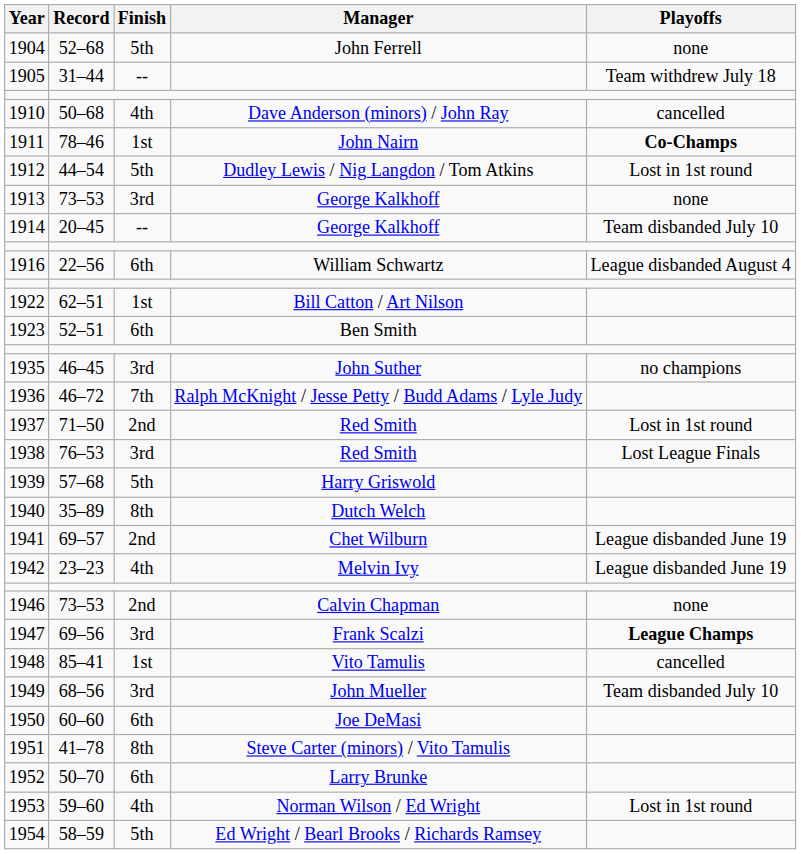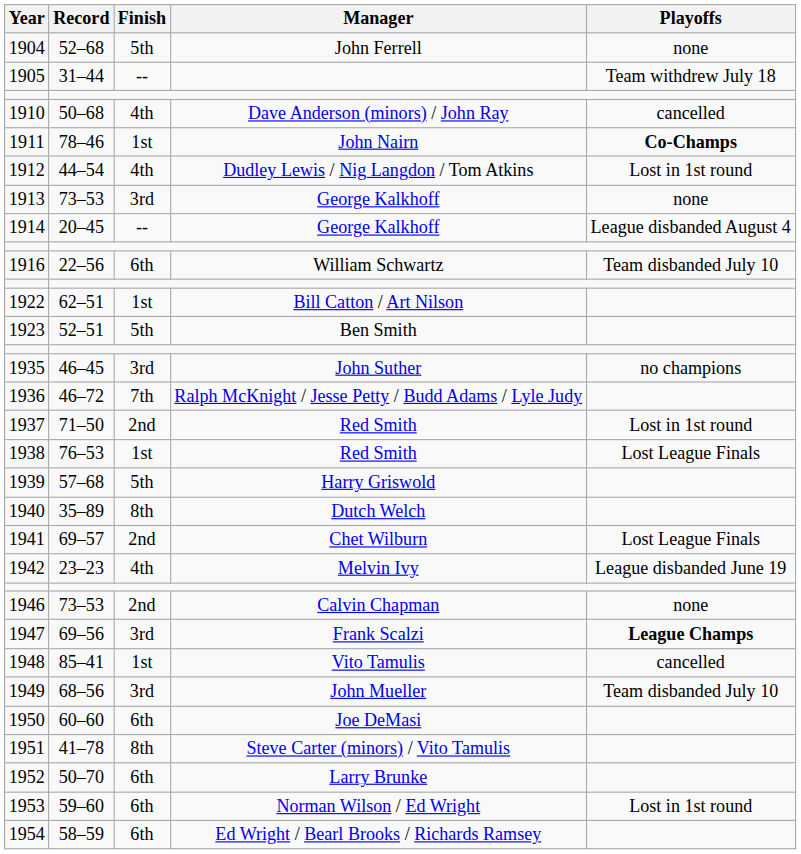(142, 170) 5th -> (142, 170) 4th
(691, 227) Team disbanded July 10 -> (691, 227) League disbanded August 4
(691, 264) League disbanded August 4 -> (691, 264) Team disbanded July 10
(142, 330) 6th -> (142, 330) 5th
(142, 453) 3rd -> (142, 453) 1st
(691, 539) League disbanded June 19 -> (691, 539) Lost League Finals
(142, 806) 4th -> (142, 806) 6th
(142, 834) 5th -> (142, 834) 6th
